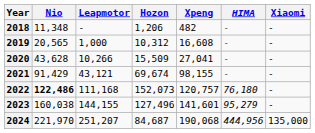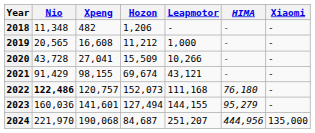columns swapped: (199, 12) <-> (104, 12)
(152, 43) 10,312 -> (140, 43) 11,212
(51, 58) 43,628 -> (51, 58) 43,728
(54, 105) 160,038 -> (54, 105) 160,036
(154, 105) 127,496 -> (143, 105) 127,494
